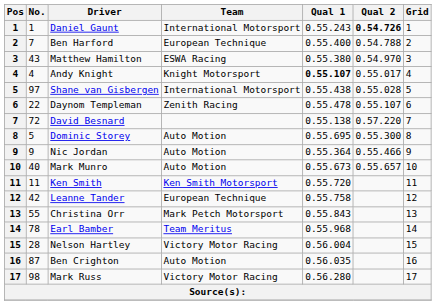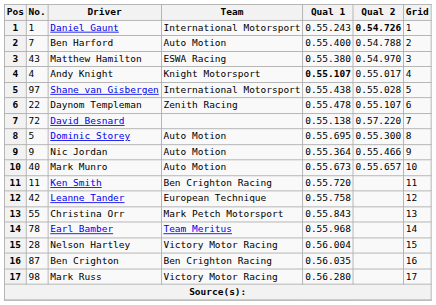(215, 44) European Technique -> (195, 44) Auto Motion
(221, 183) Ken Smith Motorsport -> (218, 183) Ben Crighton Racing
(195, 261) Auto Motion -> (218, 261) Ben Crighton Racing
